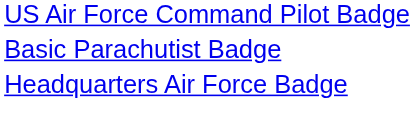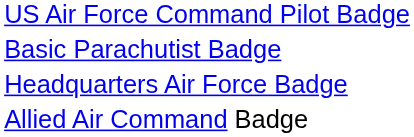+ row: (156, 119)
